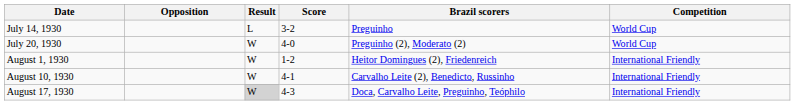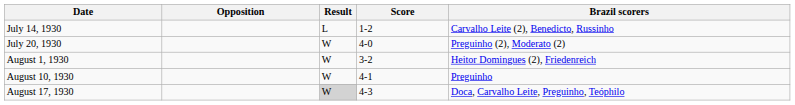- column: (700, 12)
(288, 28) 3-2 -> (366, 28) 1-2
(372, 28) Preguinho -> (532, 28) Carvalho Leite (2), Benedicto, Russinho
(288, 60) 1-2 -> (366, 60) 3-2
(433, 76) Carvalho Leite (2), Benedicto, Russinho -> (472, 76) Preguinho
